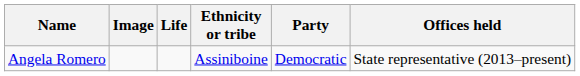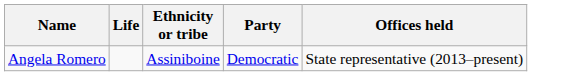- column: (133, 25)
